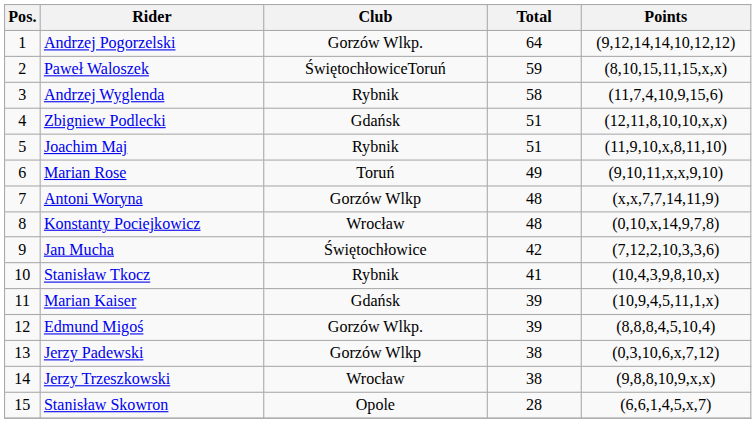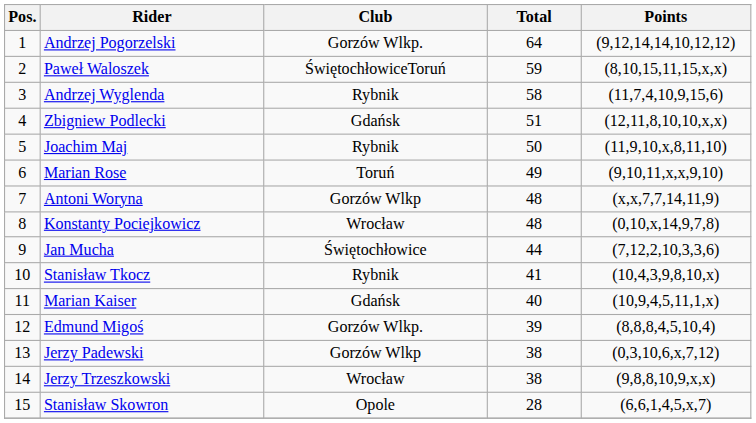(534, 146) 51 -> (534, 146) 50
(534, 249) 42 -> (534, 249) 44
(534, 301) 39 -> (534, 301) 40
